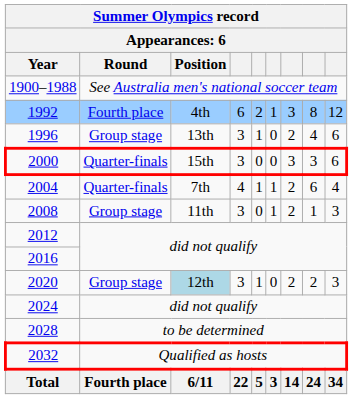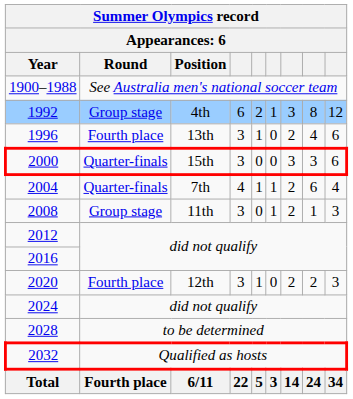(126, 111) Fourth place -> (126, 111) Group stage
(126, 135) Group stage -> (126, 135) Fourth place
(126, 282) Group stage -> (126, 282) Fourth place
(200, 282) lightblue background -> (200, 282) no background
